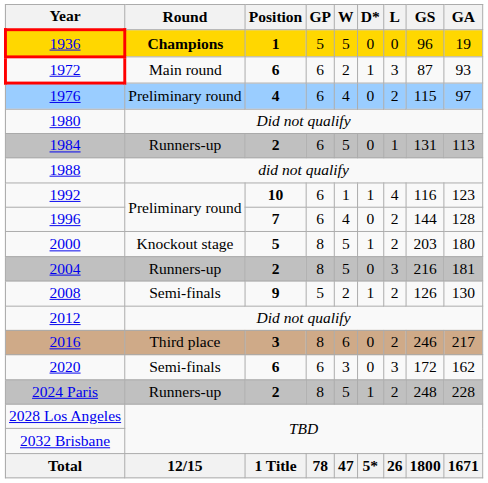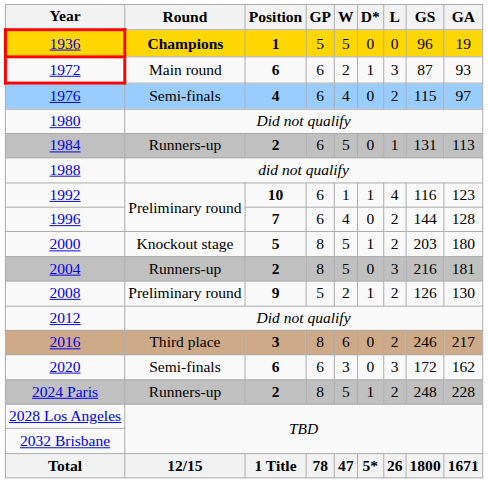(185, 95) Preliminary round -> (185, 95) Semi-finals
(185, 293) Semi-finals -> (185, 293) Preliminary round
